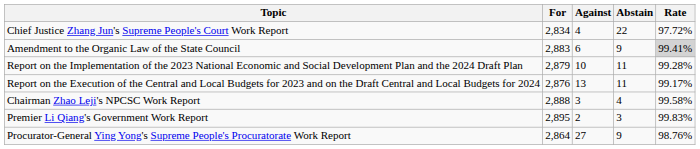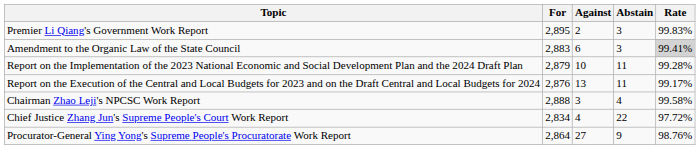rows swapped: (107, 118) <-> (148, 30)
(619, 48) 9 -> (619, 48) 3
